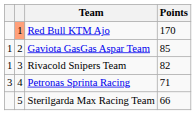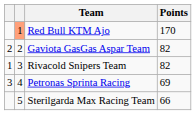(10, 47) 1 -> (10, 47) 2
(165, 47) 85 -> (165, 47) 82
(165, 82) 71 -> (165, 82) 69
